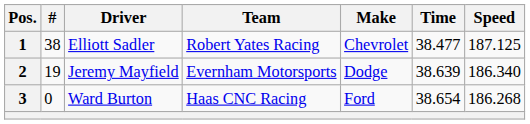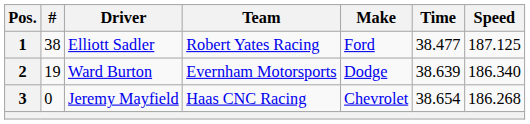(376, 44) Chevrolet -> (359, 44) Ford
(123, 71) Jeremy Mayfield -> (110, 71) Ward Burton
(110, 98) Ward Burton -> (123, 98) Jeremy Mayfield
(359, 98) Ford -> (376, 98) Chevrolet
